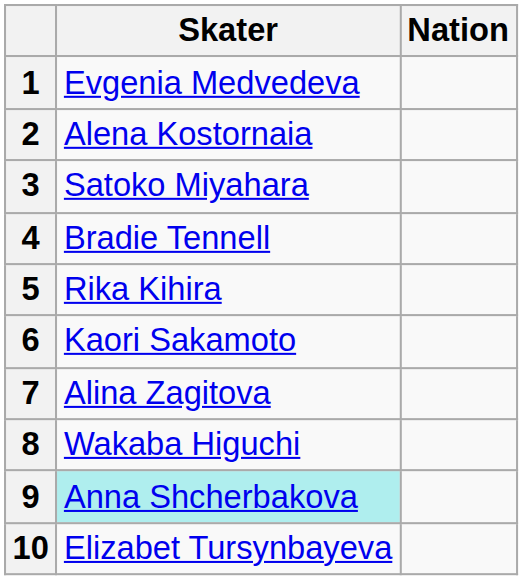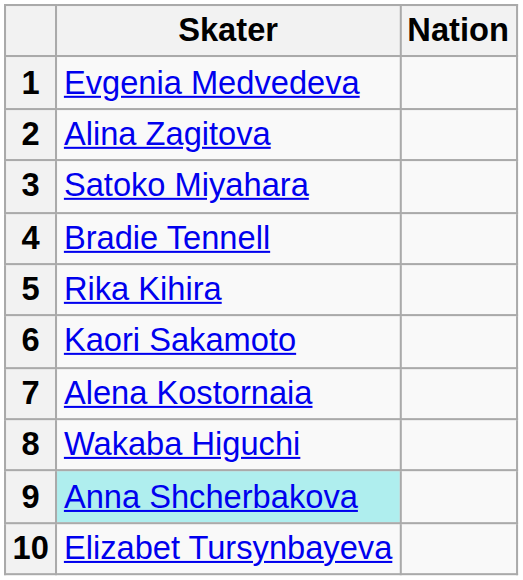(188, 133) Alena Kostornaia -> (167, 133) Alina Zagitova
(167, 392) Alina Zagitova -> (188, 392) Alena Kostornaia
